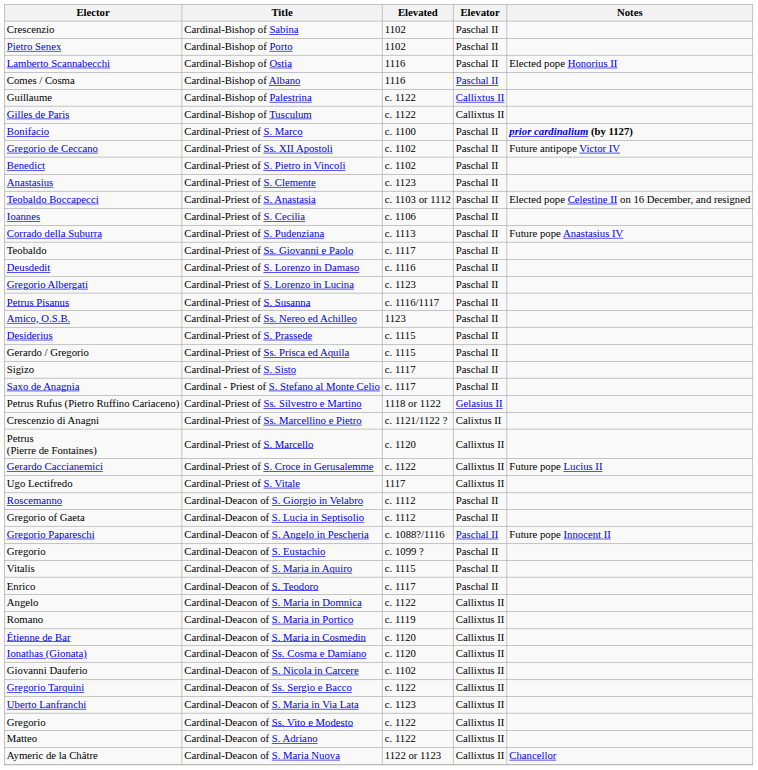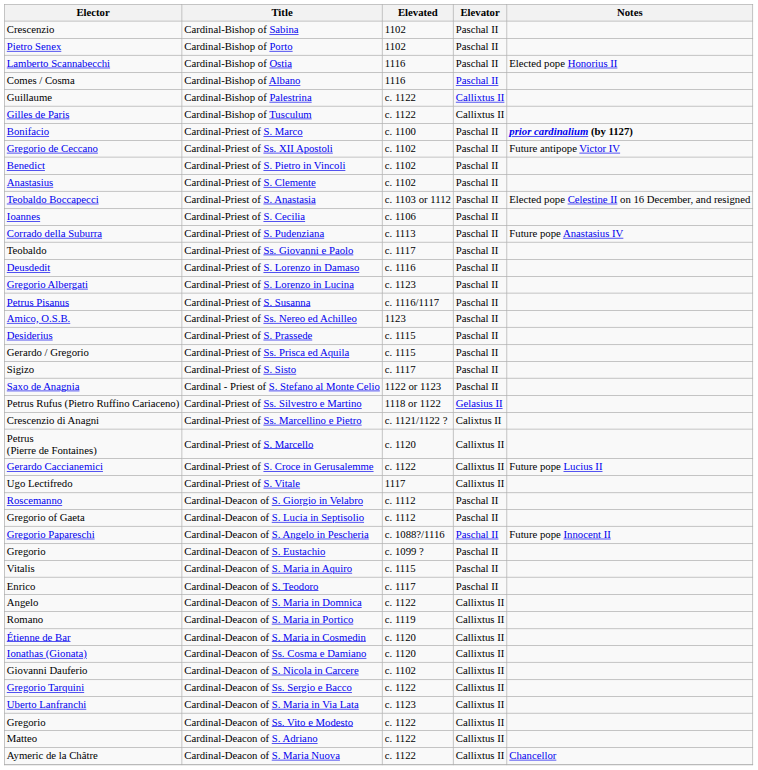(400, 183) c. 1123 -> (400, 183) c. 1102
(400, 387) c. 1117 -> (413, 387) 1122 or 1123
(413, 756) 1122 or 1123 -> (400, 756) c. 1122
